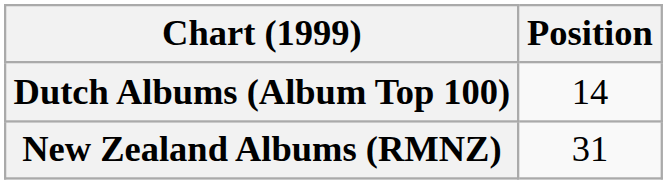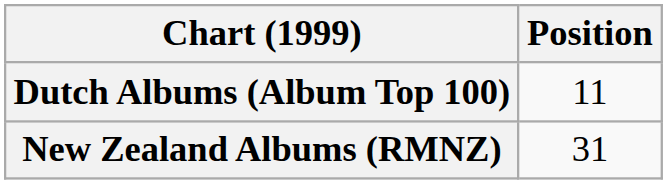(590, 91) 14 -> (590, 91) 11
